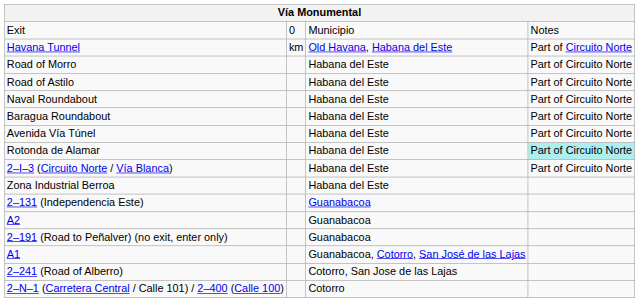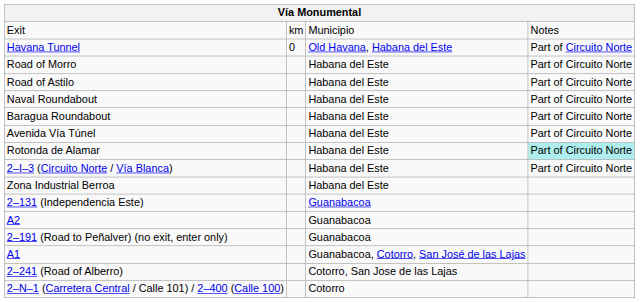(292, 30) 0 -> (296, 30) km
(296, 47) km -> (292, 47) 0
